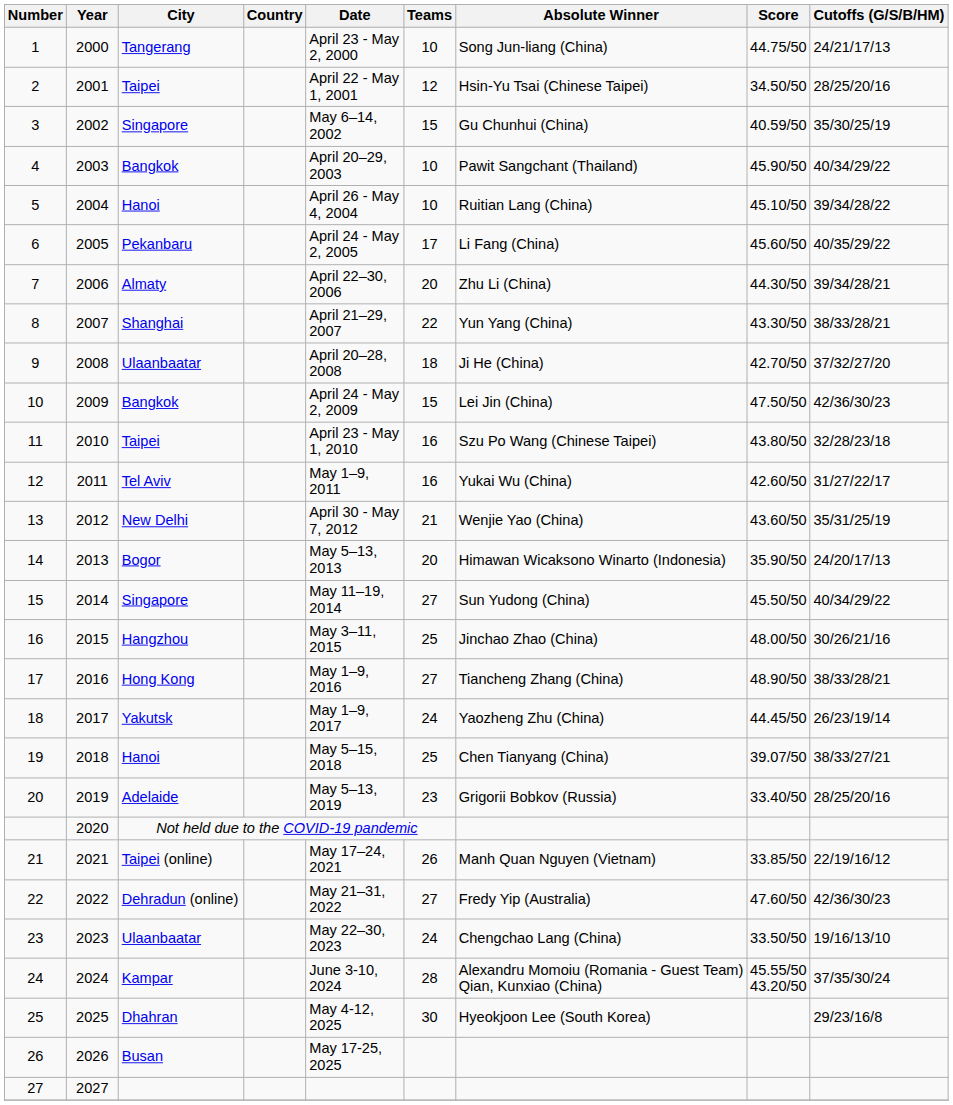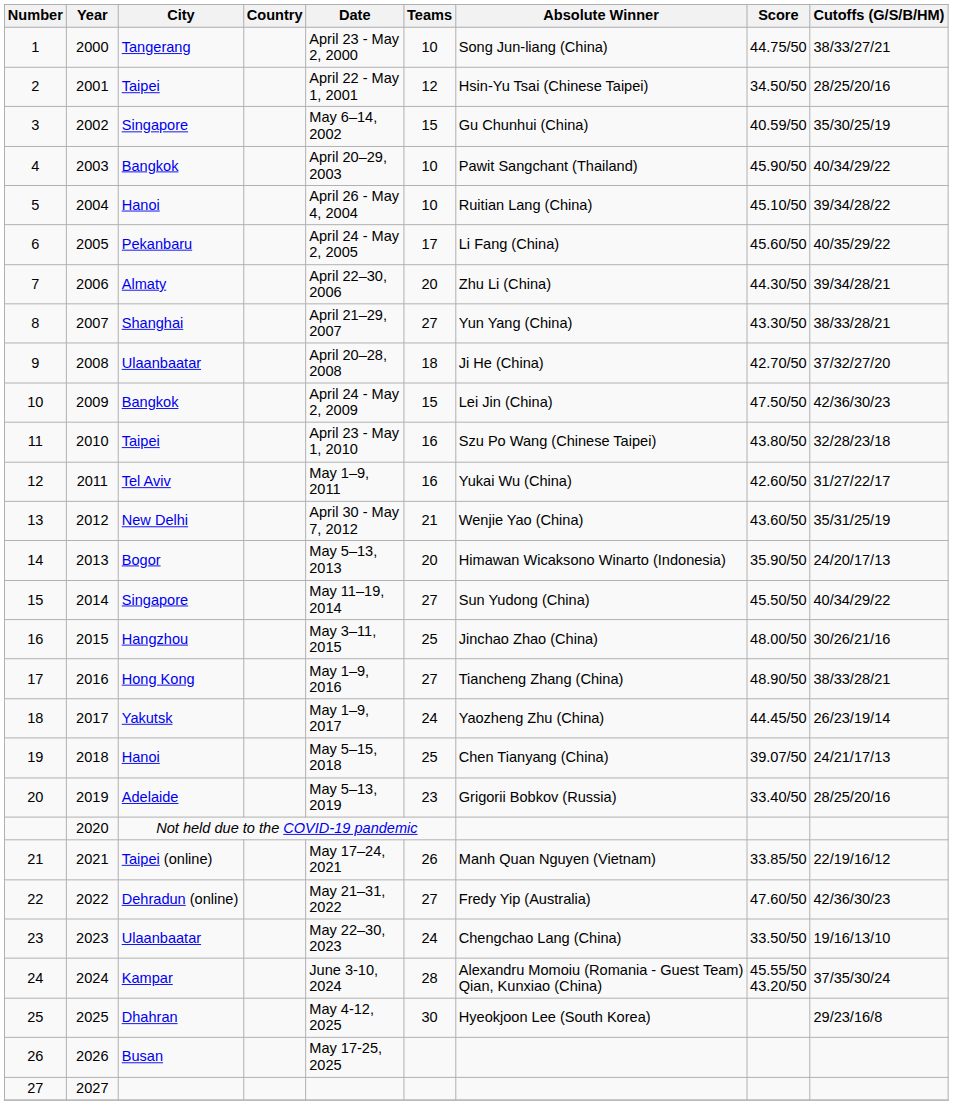(852, 47) 24/21/17/13 -> (852, 47) 38/33/27/21
(430, 323) 22 -> (430, 323) 27
(852, 757) 38/33/27/21 -> (852, 757) 24/21/17/13
